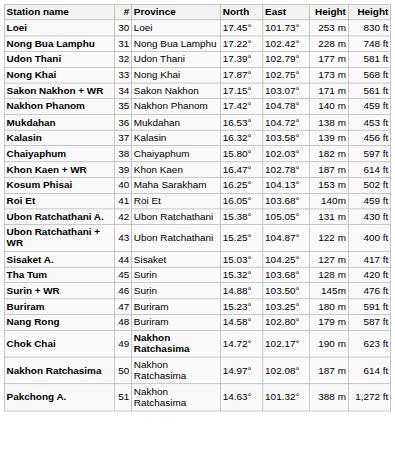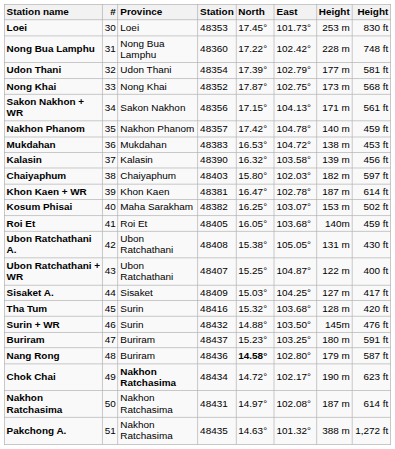+ column: (217, 12)
(282, 91) 103.07° -> (294, 107) 104.13°
(282, 185) 104.13° -> (294, 207) 103.07°
(237, 322) normal -> (253, 355) bold
